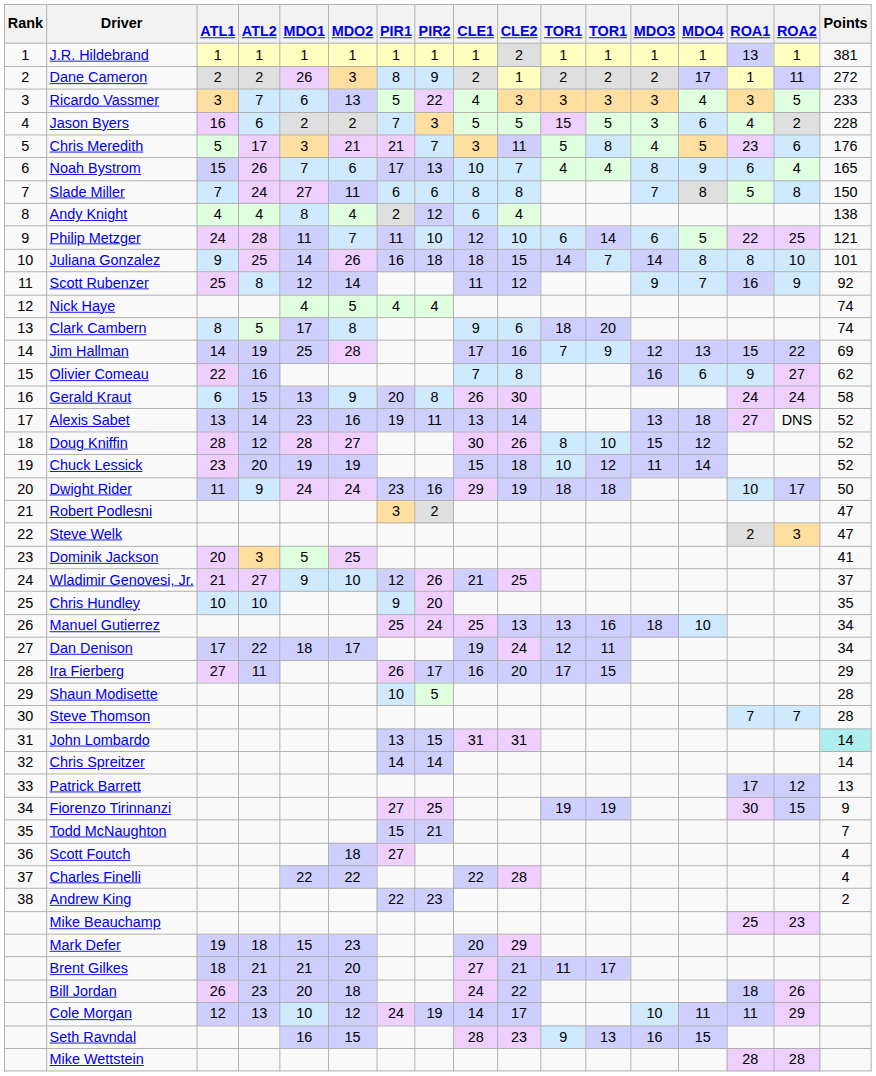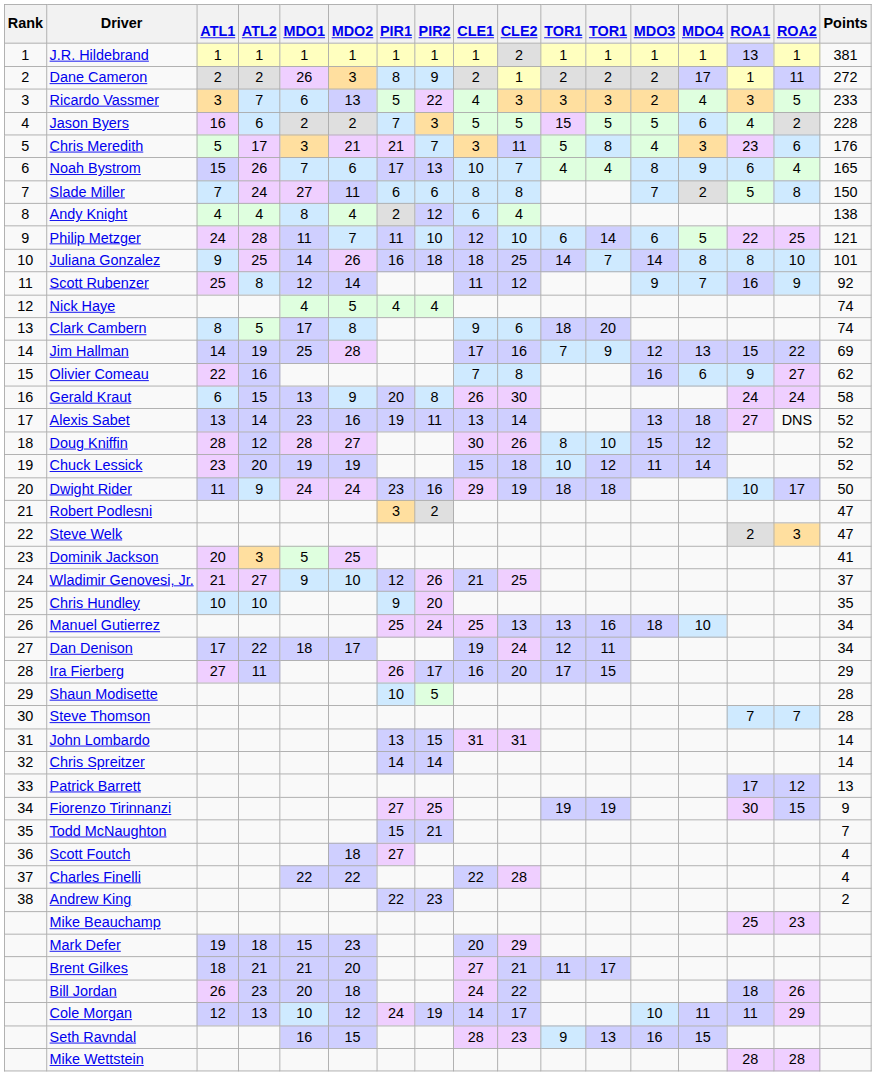(655, 100) 3 -> (655, 100) 2
(655, 123) 3 -> (655, 123) 5
(703, 146) 5 -> (703, 146) 3
(703, 191) 8 -> (703, 191) 2
(519, 260) 15 -> (519, 260) 25
(846, 740) paleturquoise background -> (846, 740) no background
